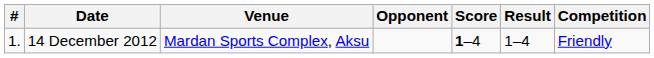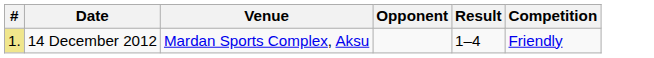- column: (476, 16)
(14, 40) no background -> (14, 40) khaki background
